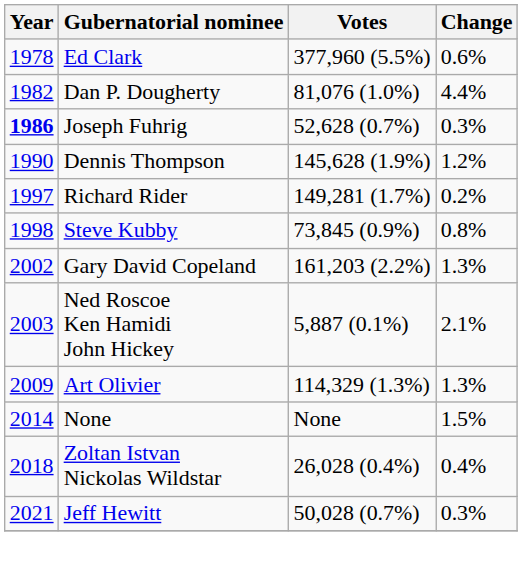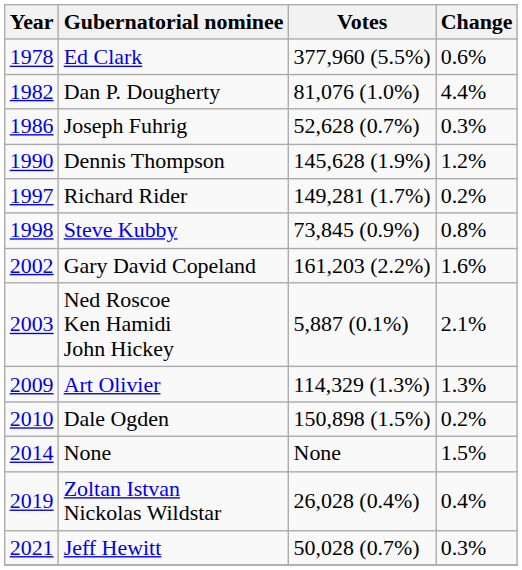(32, 126) bold -> (32, 126) normal
(463, 265) 1.3% -> (463, 265) 1.6%
+ row: (116, 418)
(32, 465) 2018 -> (32, 500) 2019
